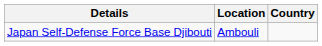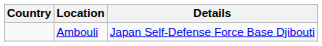columns swapped: (293, 13) <-> (109, 13)
